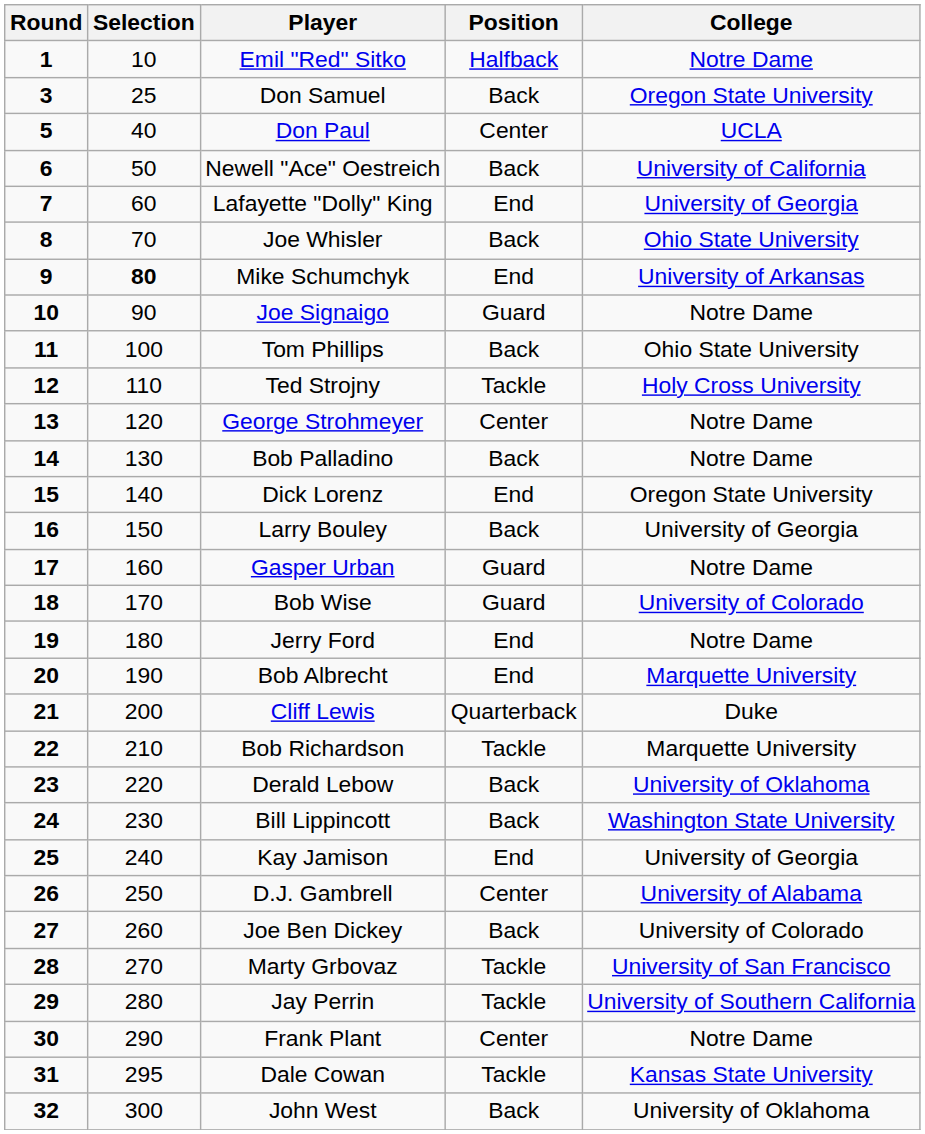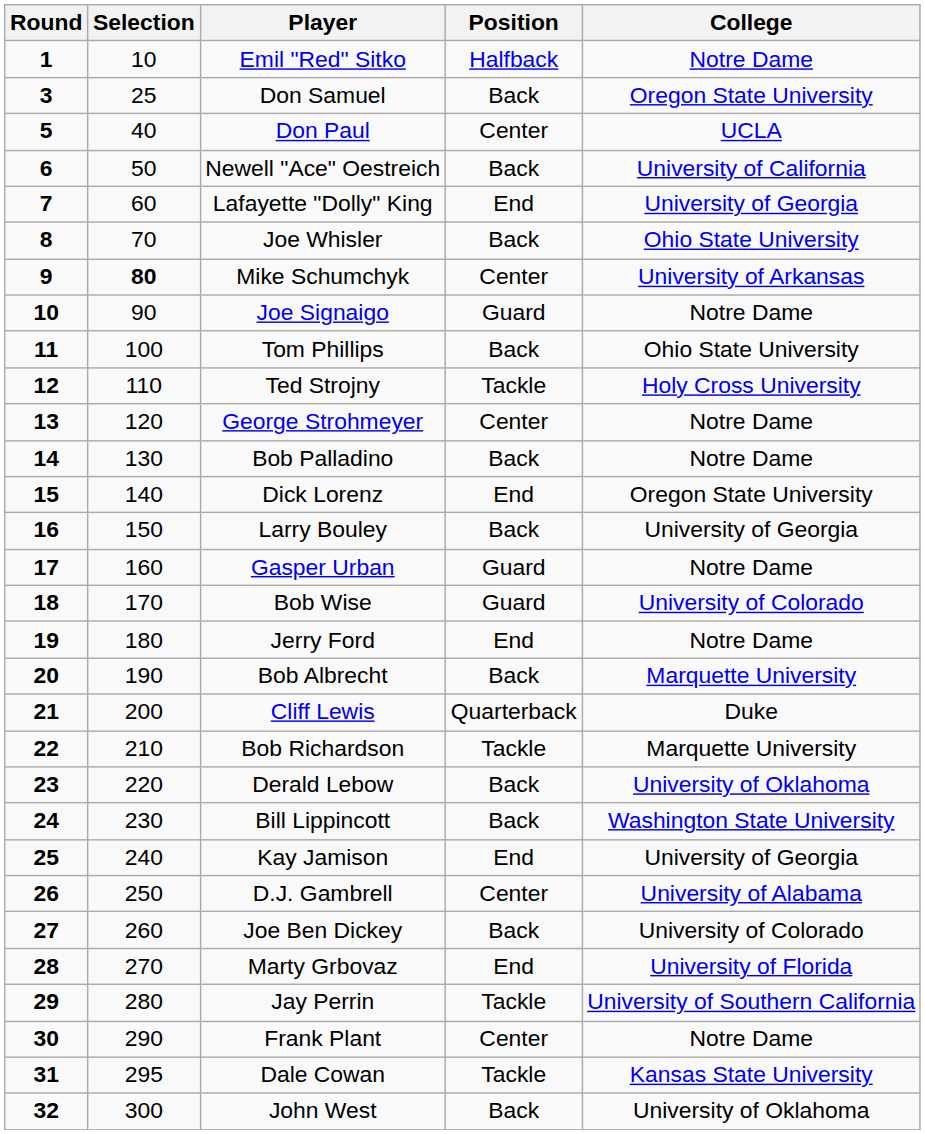(514, 276) End -> (514, 276) Center
(514, 675) End -> (514, 675) Back
(514, 966) Tackle -> (514, 966) End
(751, 966) University of San Francisco -> (751, 966) University of Florida
